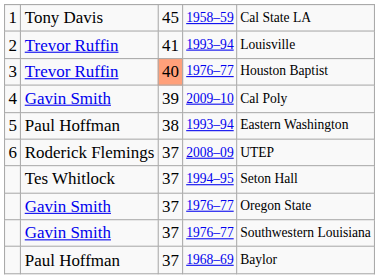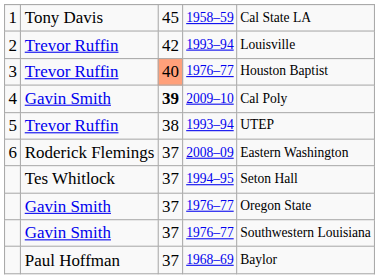(171, 44) 41 -> (171, 44) 42
(171, 98) normal -> (171, 98) bold
(72, 125) Paul Hoffman -> (72, 125) Trevor Ruffin
(294, 125) Eastern Washington -> (257, 125) UTEP
(257, 152) UTEP -> (294, 152) Eastern Washington
